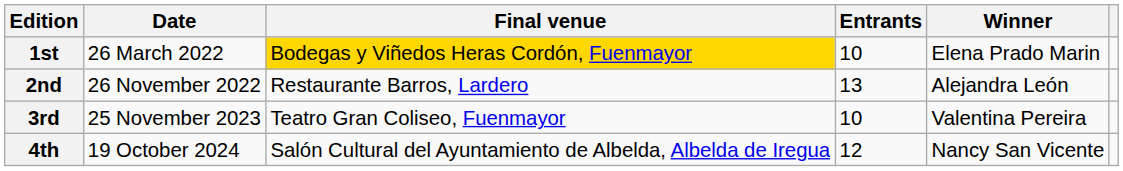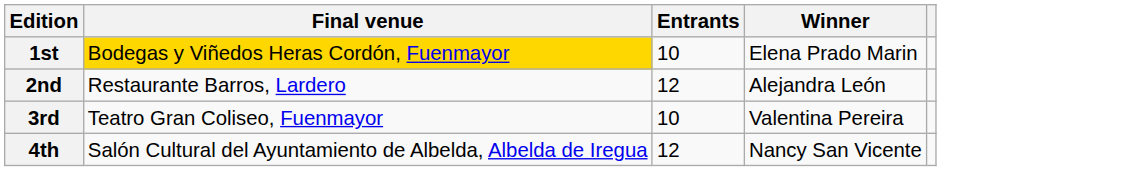- column: (174, 21)
(851, 85) 13 -> (668, 85) 12
